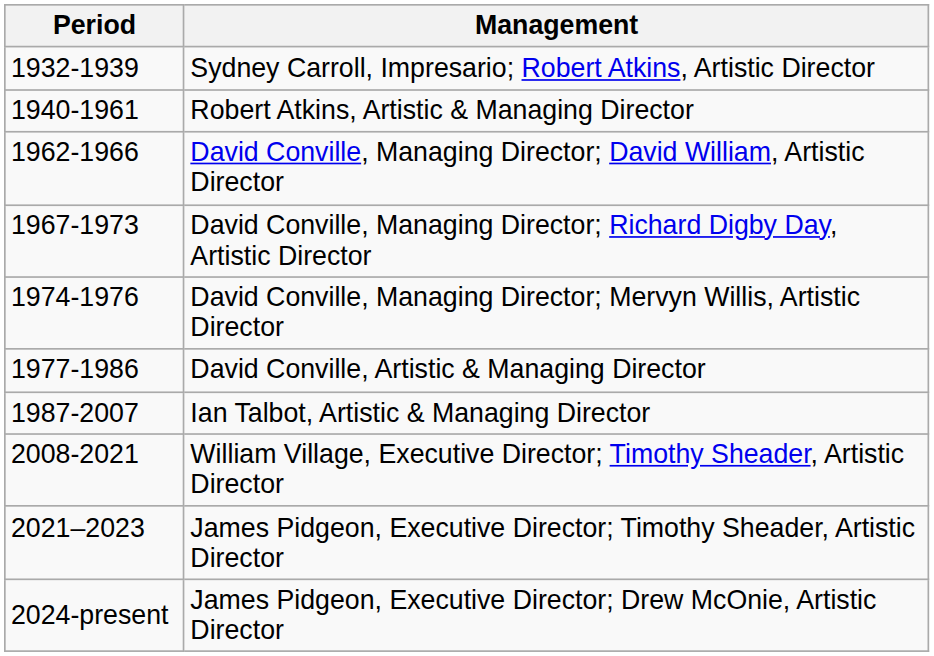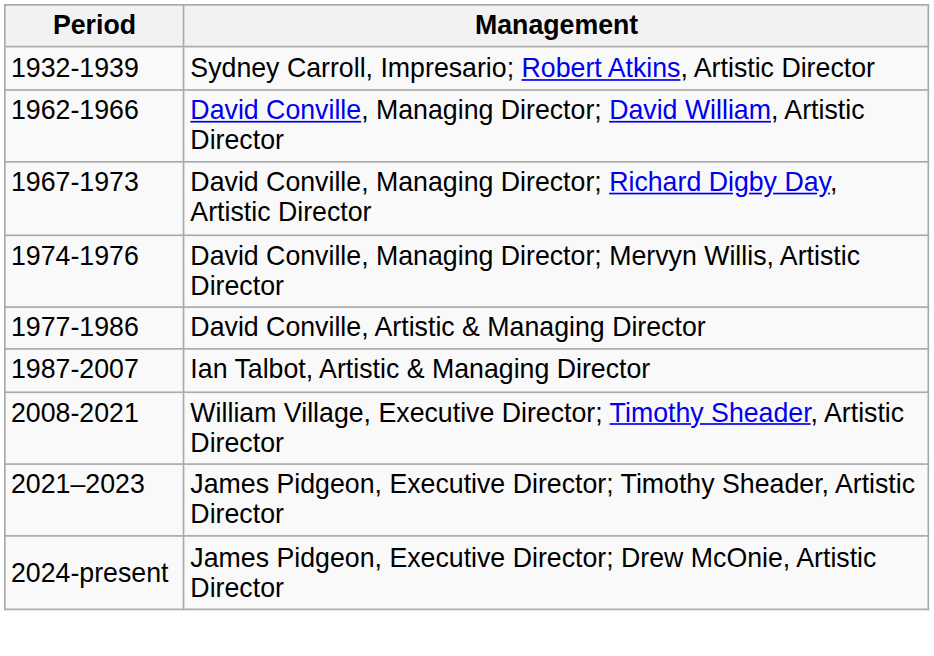- row: (442, 110)
